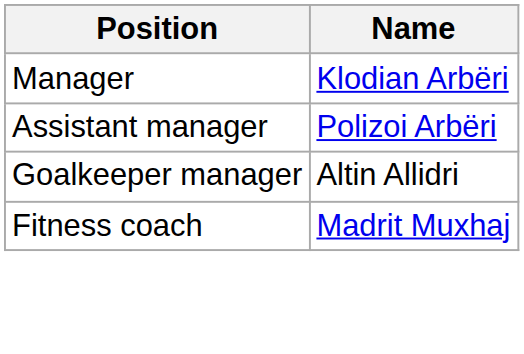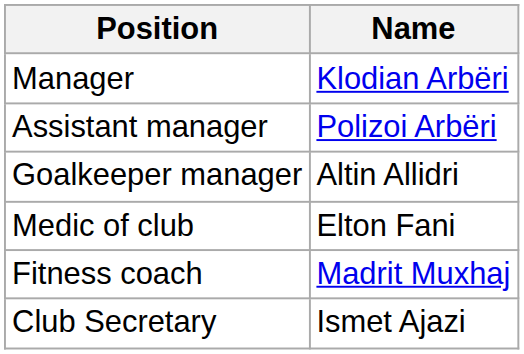+ row: (103, 224)
+ row: (114, 322)
